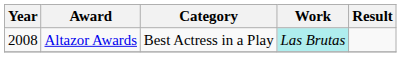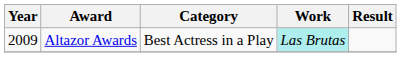(23, 39) 2008 -> (23, 39) 2009
